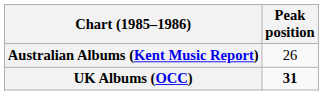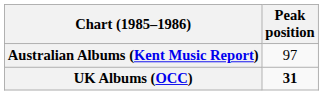(290, 55) 26 -> (290, 55) 97
